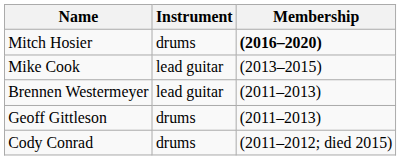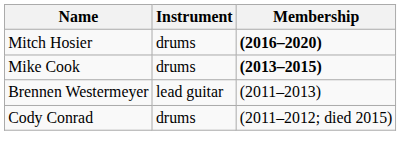(190, 67) lead guitar -> (176, 67) drums
(281, 67) normal -> (281, 67) bold
- row: (57, 117)
